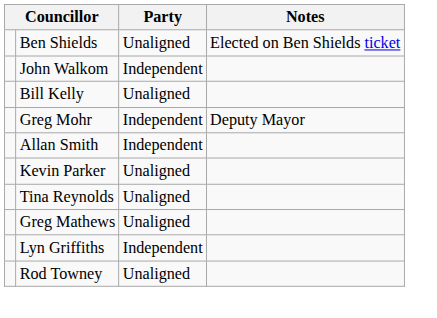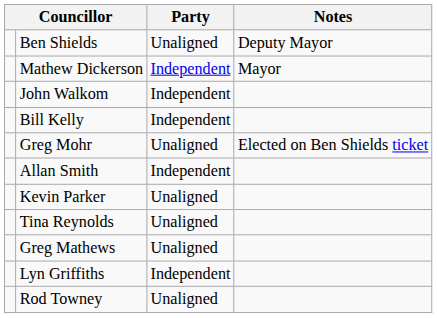(305, 42) Elected on Ben Shields ticket -> (285, 42) Deputy Mayor
+ row: (81, 68)
(156, 94) Unaligned -> (191, 119) Independent
(163, 119) Independent -> (184, 145) Unaligned
(257, 119) Deputy Mayor -> (333, 145) Elected on Ben Shields ticket
